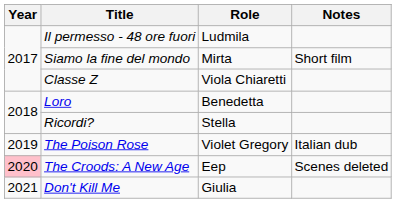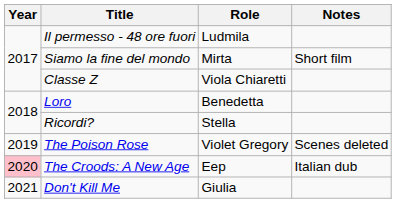(326, 144) Italian dub -> (341, 144) Scenes deleted
(341, 166) Scenes deleted -> (326, 166) Italian dub
